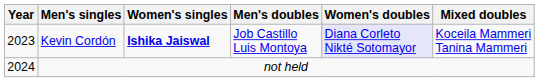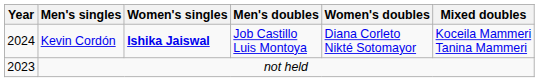(21, 41) 2023 -> (21, 41) 2024
(370, 41) lavender background -> (370, 41) no background
(21, 67) 2024 -> (21, 67) 2023
